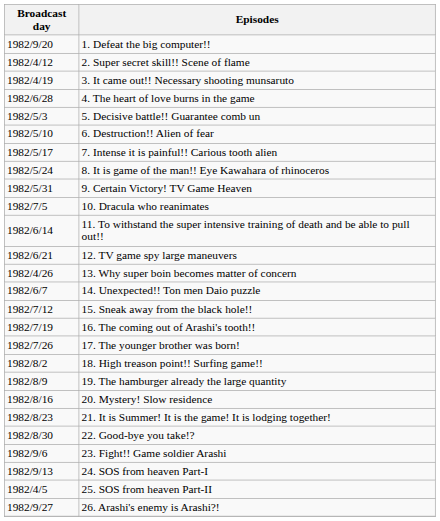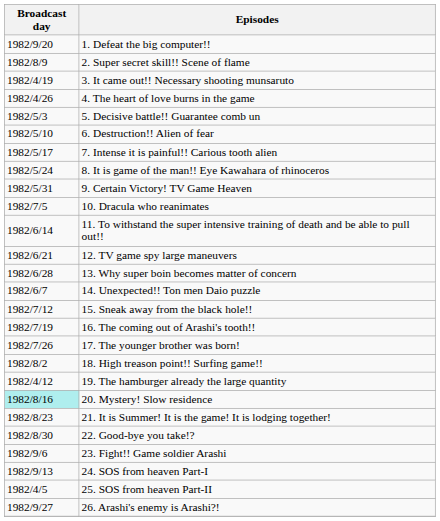(30, 62) 1982/4/12 -> (27, 62) 1982/8/9
(30, 98) 1982/6/28 -> (30, 98) 1982/4/26
(30, 273) 1982/4/26 -> (30, 273) 1982/6/28
(27, 381) 1982/8/9 -> (30, 381) 1982/4/12
(30, 399) no background -> (30, 399) paleturquoise background
